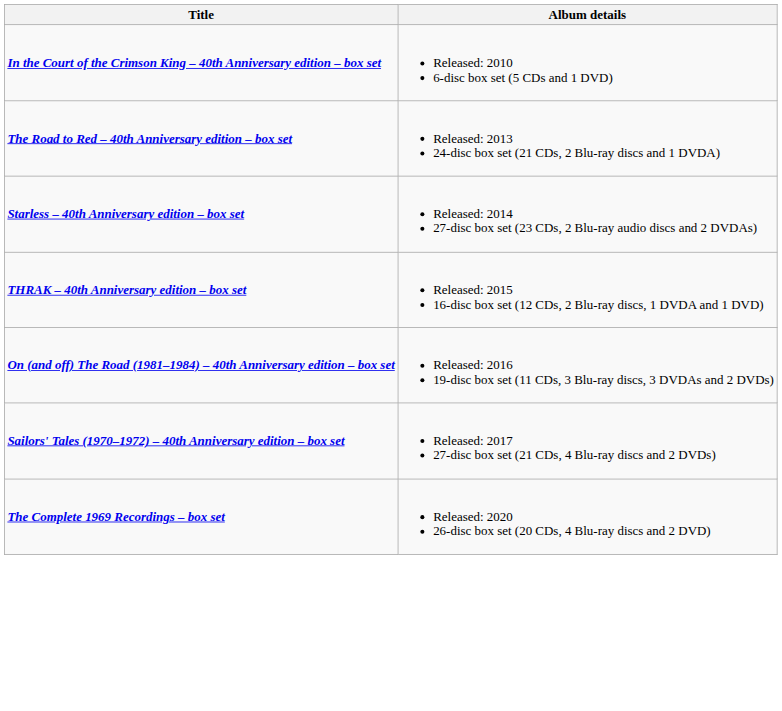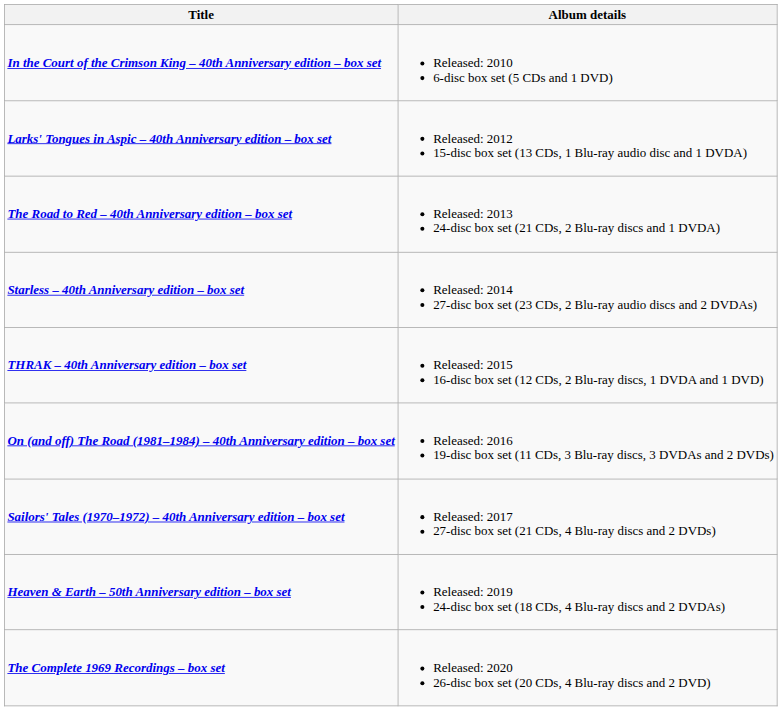+ row: (169, 138)
+ row: (149, 592)
